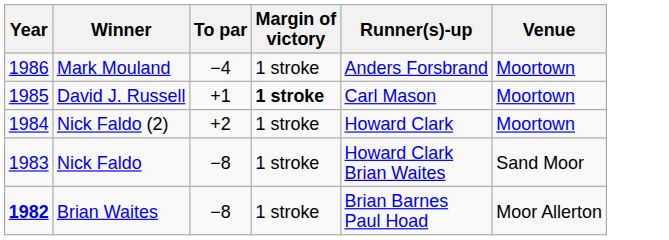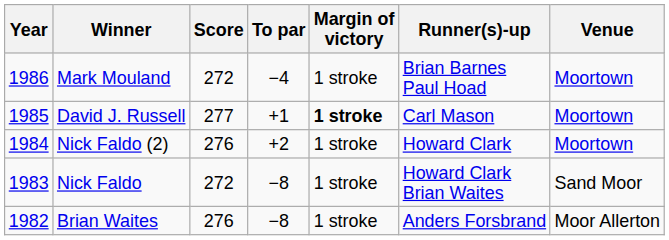+ column: (219, 29)
(416, 67) Anders Forsbrand -> (454, 77) Brian Barnes Paul Hoad
(29, 211) bold -> (29, 221) normal
(396, 211) Brian Barnes Paul Hoad -> (474, 221) Anders Forsbrand
